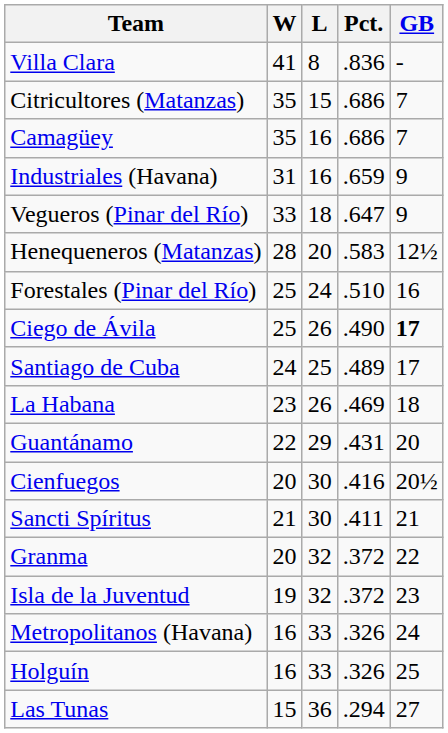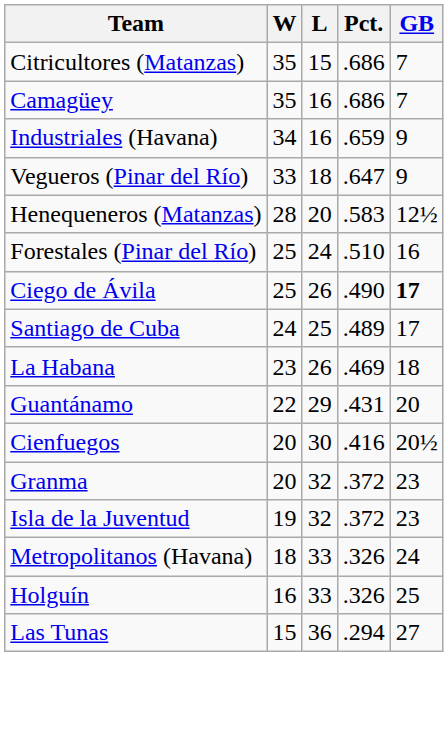- row: (63, 61)
(285, 175) 31 -> (285, 137) 34
- row: (81, 518)
(408, 556) 22 -> (408, 480) 23
(285, 632) 16 -> (285, 556) 18
